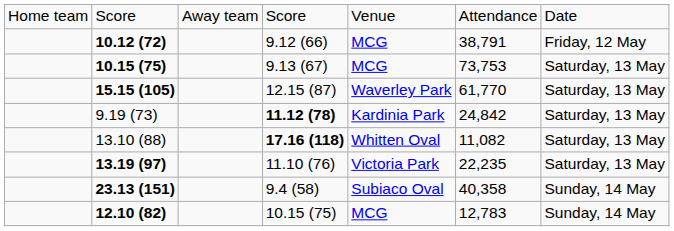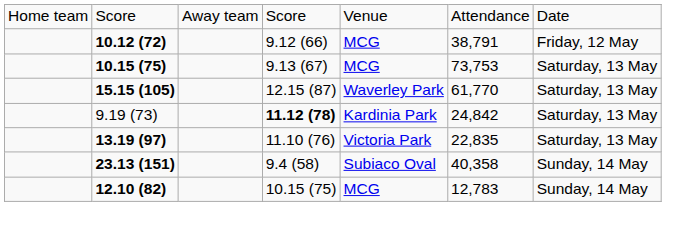- row: (131, 139)
(483, 164) 22,235 -> (475, 139) 22,835
